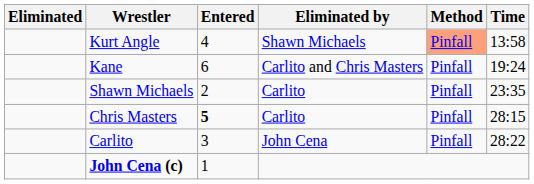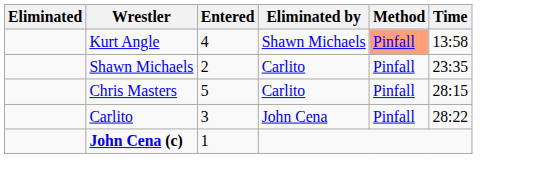- row: (106, 66)
(205, 116) bold -> (205, 91) normal
